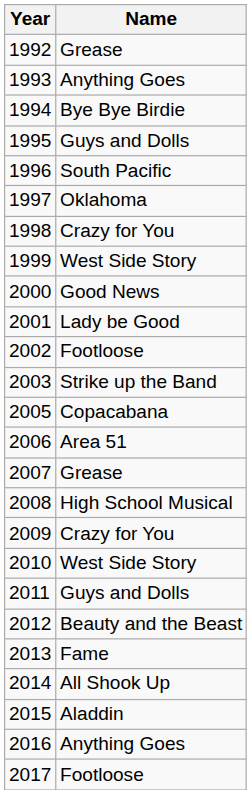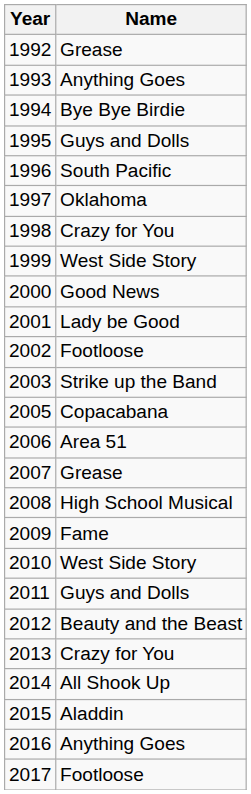(117, 532) Crazy for You -> (84, 532) Fame
(84, 653) Fame -> (117, 653) Crazy for You
